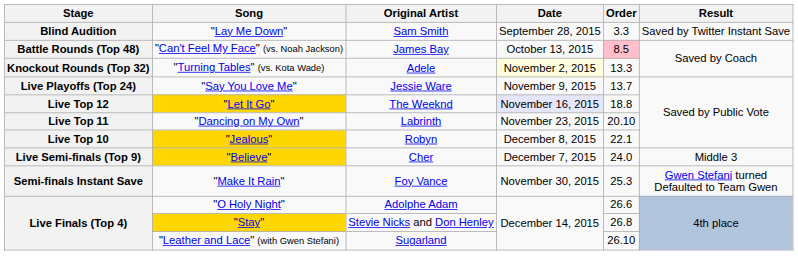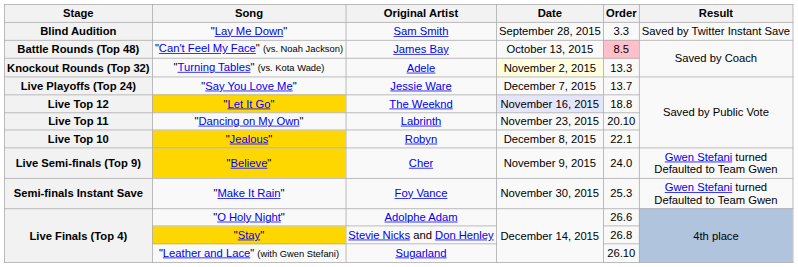(550, 86) November 9, 2015 -> (550, 86) December 7, 2015
(550, 157) December 7, 2015 -> (550, 163) November 9, 2015
(716, 157) Middle 3 -> (716, 163) Gwen Stefani turned Defaulted to Team Gwen
